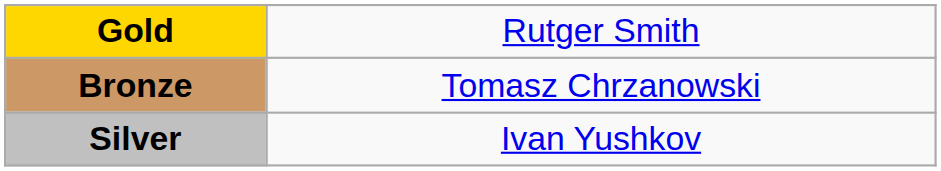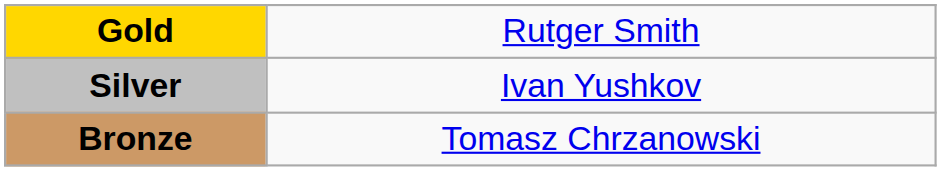rows swapped: (135, 138) <-> (135, 84)
